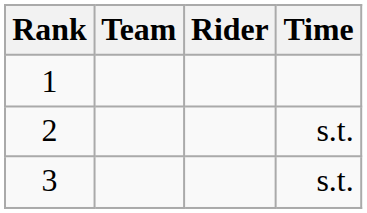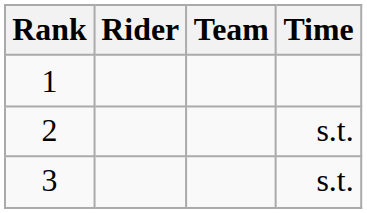columns swapped: (230, 29) <-> (139, 29)
